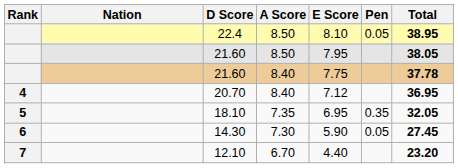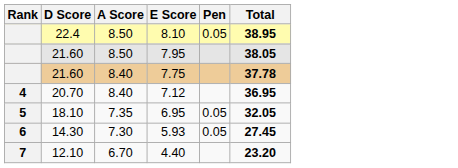- column: (122, 14)
(377, 113) 0.35 -> (215, 113) 0.05
(335, 132) 5.90 -> (173, 132) 5.93
